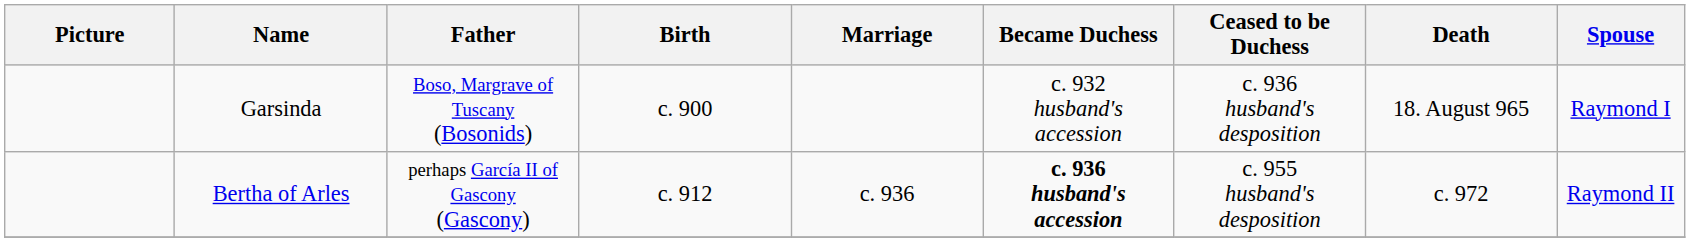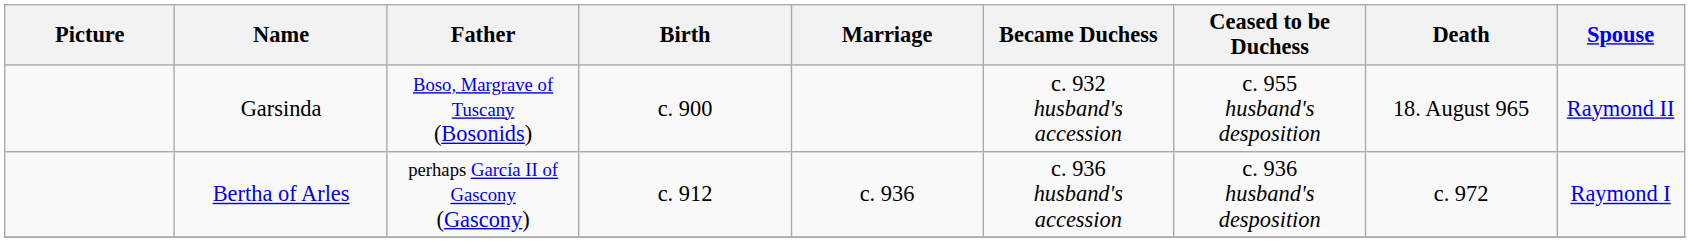(1270, 108) c. 936 husband's desposition -> (1270, 108) c. 955 husband's desposition
(1621, 108) Raymond I -> (1621, 108) Raymond II
(1078, 194) bold -> (1078, 194) normal
(1270, 194) c. 955 husband's desposition -> (1270, 194) c. 936 husband's desposition
(1621, 194) Raymond II -> (1621, 194) Raymond I
